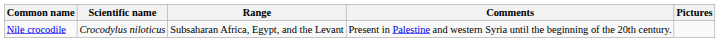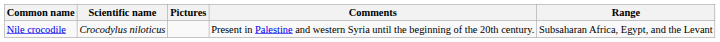columns swapped: (257, 12) <-> (695, 12)
